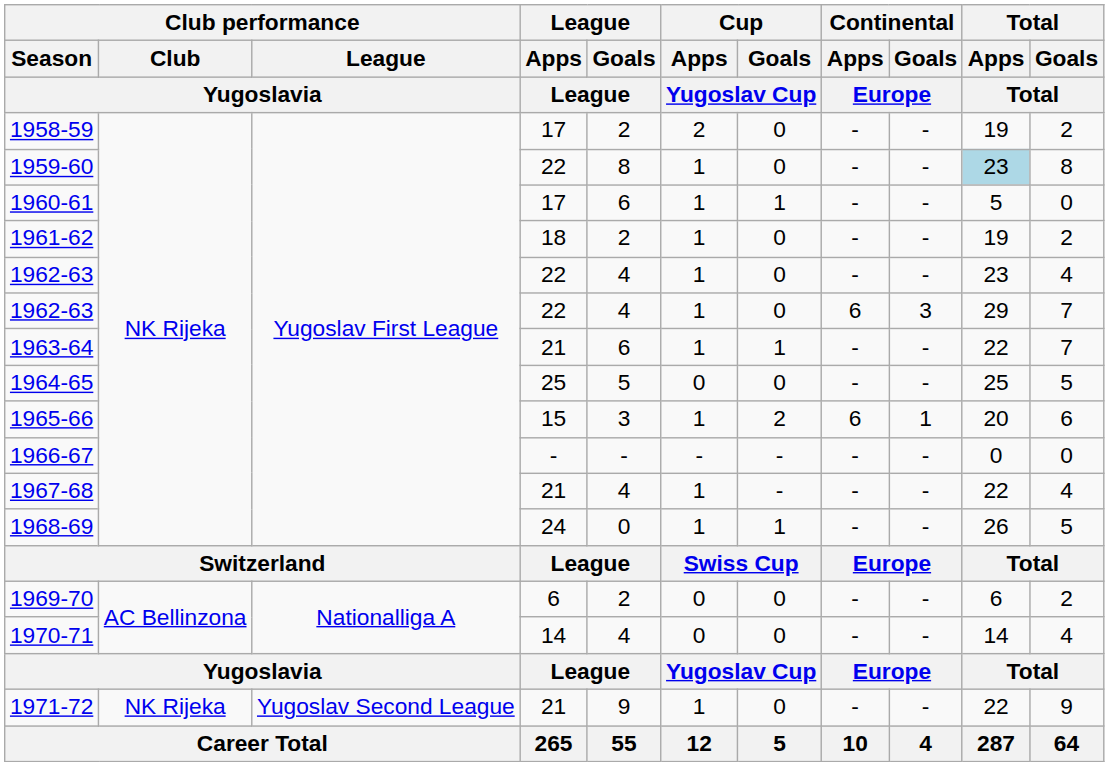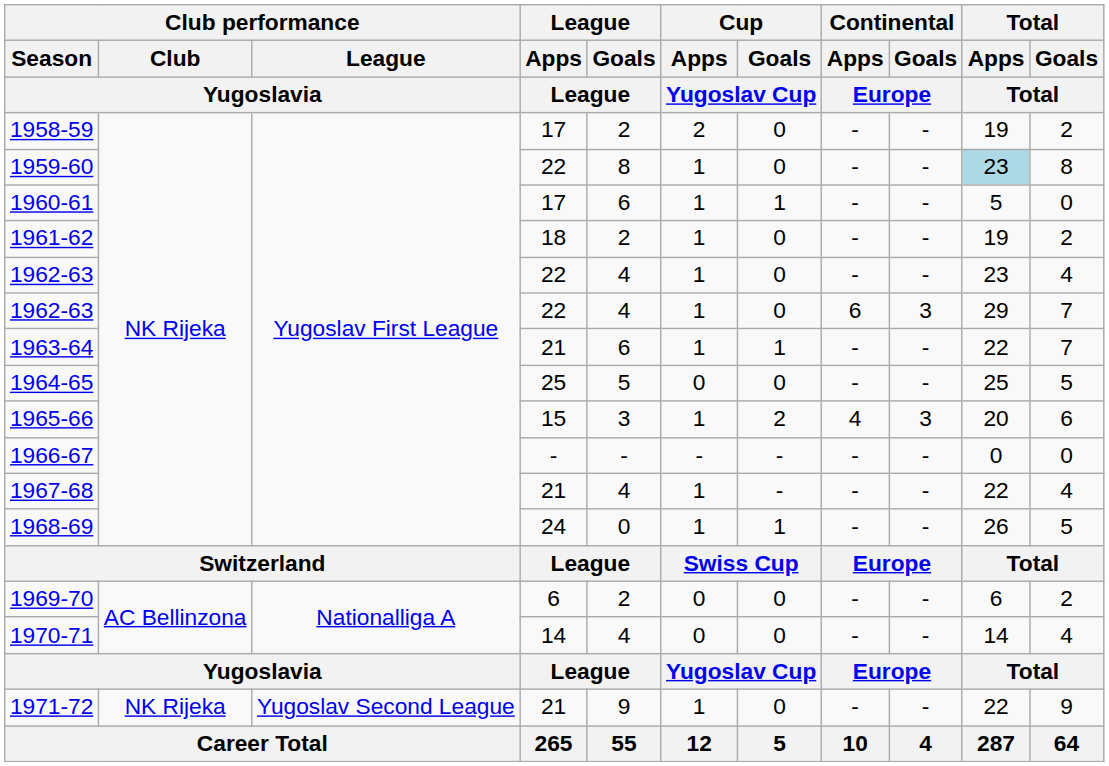(855, 418) 6 -> (855, 418) 4
(926, 418) 1 -> (926, 418) 3
